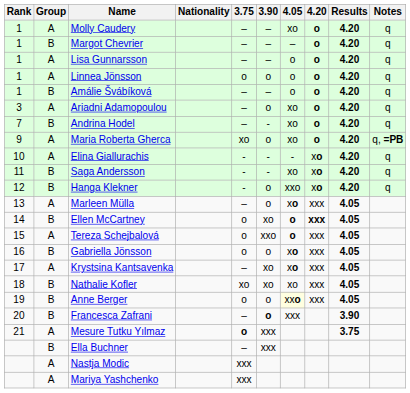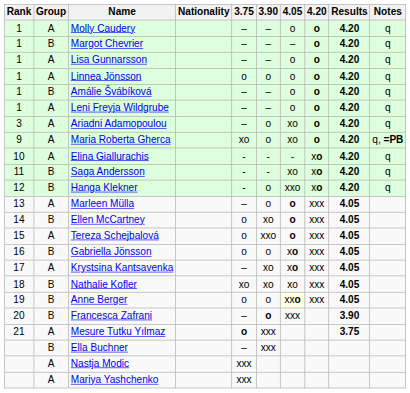(293, 28) xo -> (293, 28) o
+ row: (120, 108)
- row: (103, 124)
(293, 204) xo -> (293, 204) o
(317, 220) bold -> (317, 220) normal
